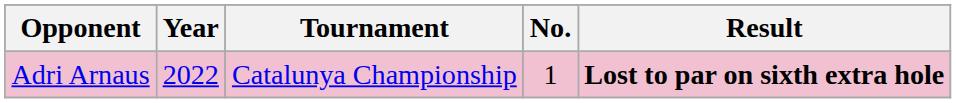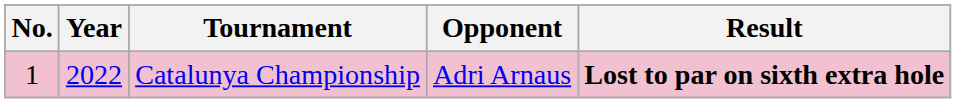columns swapped: (551, 27) <-> (81, 27)
